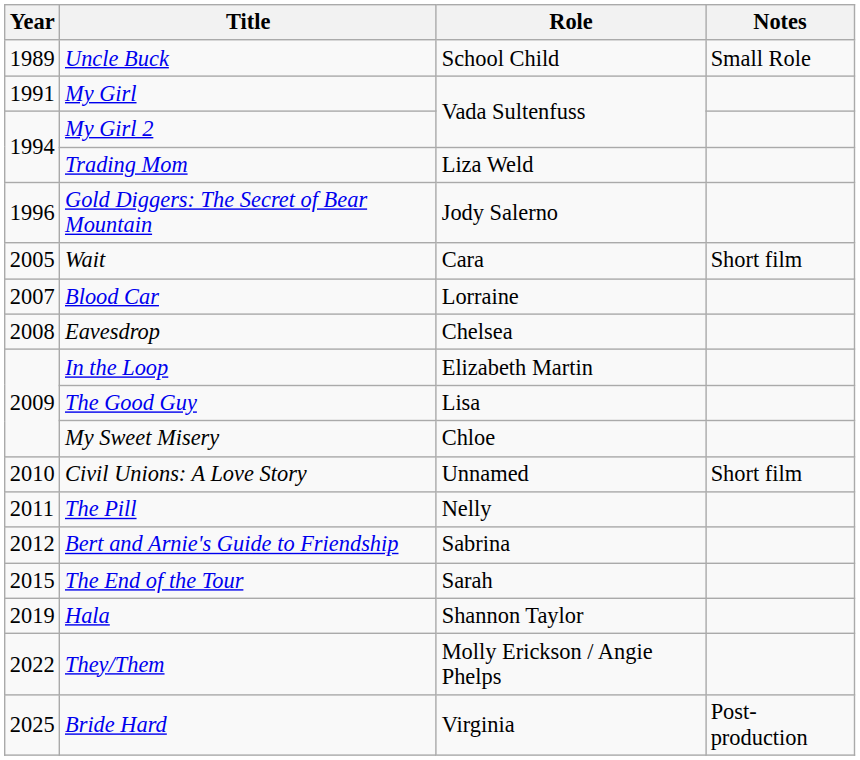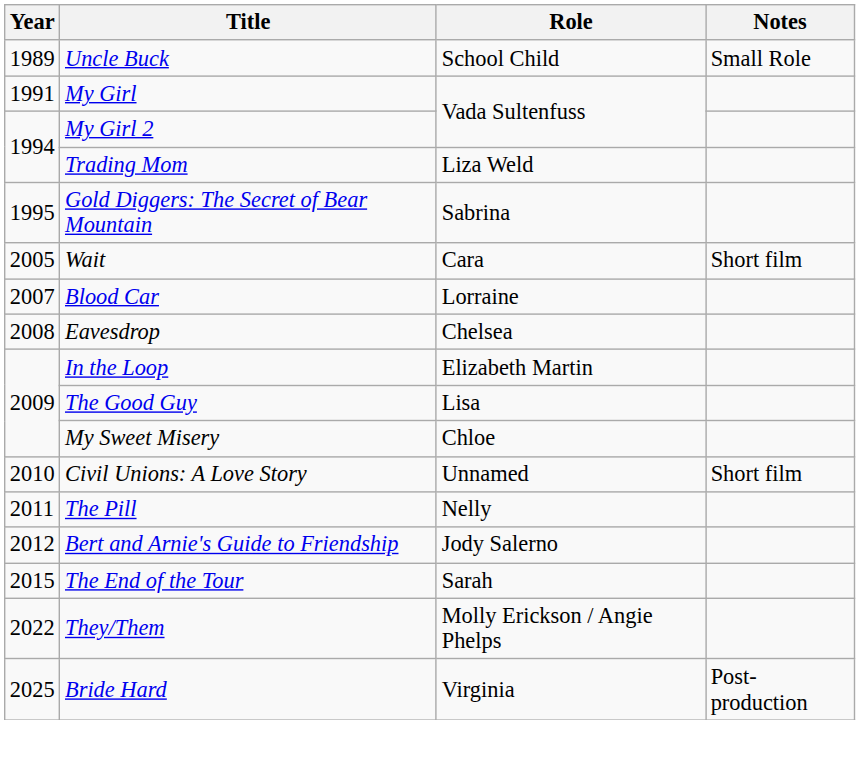(32, 212) 1996 -> (32, 212) 1995
(500, 212) Jody Salerno -> (476, 212) Sabrina
(476, 544) Sabrina -> (500, 544) Jody Salerno
- row: (87, 615)
